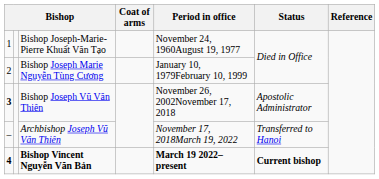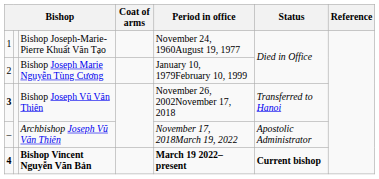(284, 102) Apostolic Administrator -> (285, 102) Transferred to Hanoi
(285, 134) Transferred to Hanoi -> (284, 134) Apostolic Administrator
